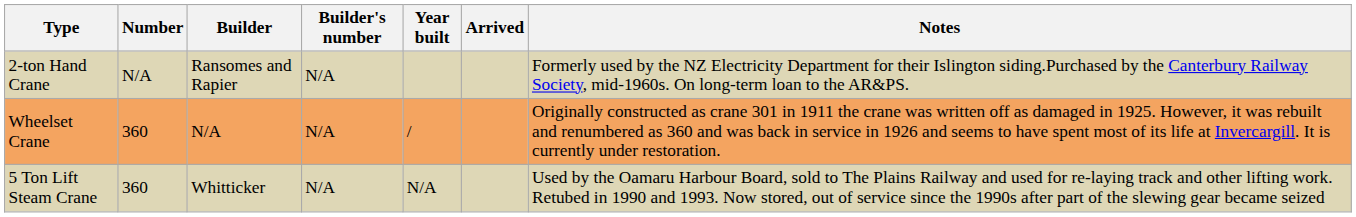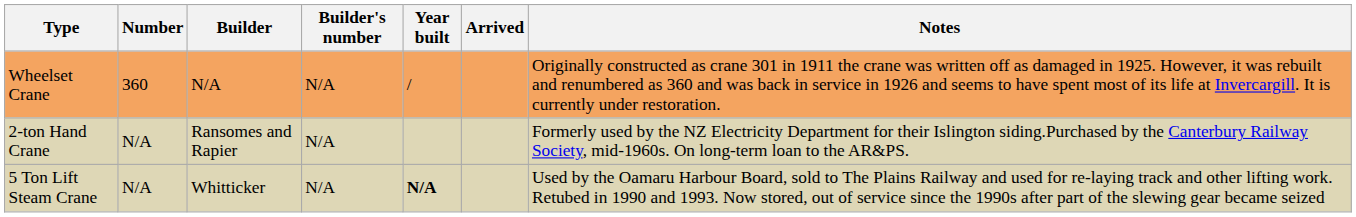rows swapped: (48, 74) <-> (41, 131)
(135, 187) 360 -> (137, 187) N/A
(422, 187) normal -> (422, 187) bold
